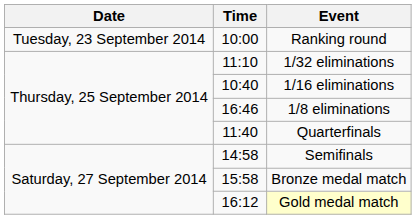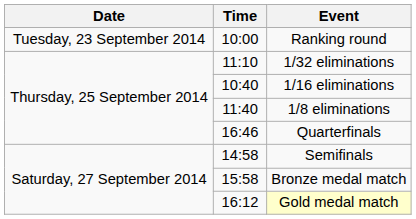(240, 109) 16:46 -> (240, 109) 11:40
(240, 132) 11:40 -> (240, 132) 16:46
